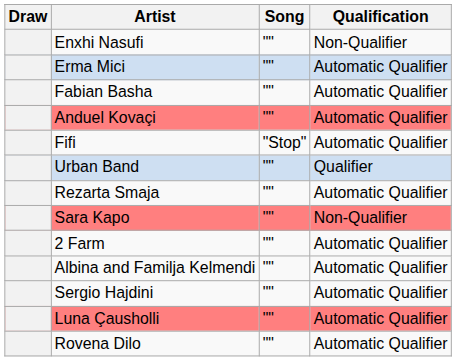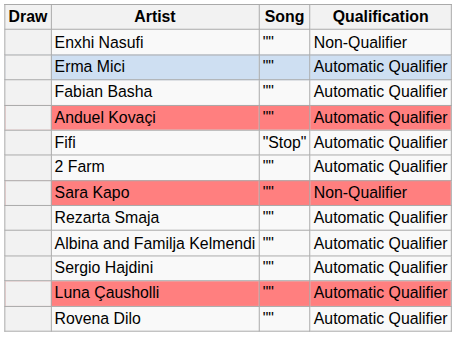- row: (97, 167)
rows swapped: (80, 243) <-> (107, 192)
